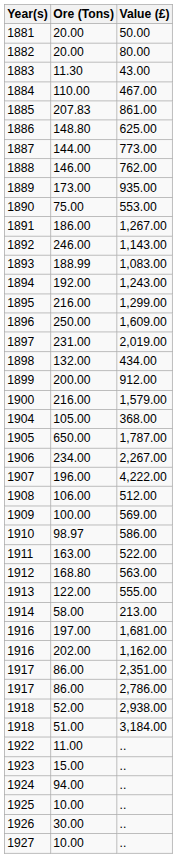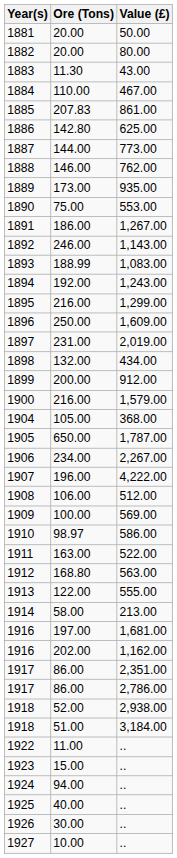(72, 129) 148.80 -> (72, 129) 142.80
(69, 804) 10.00 -> (69, 804) 40.00
